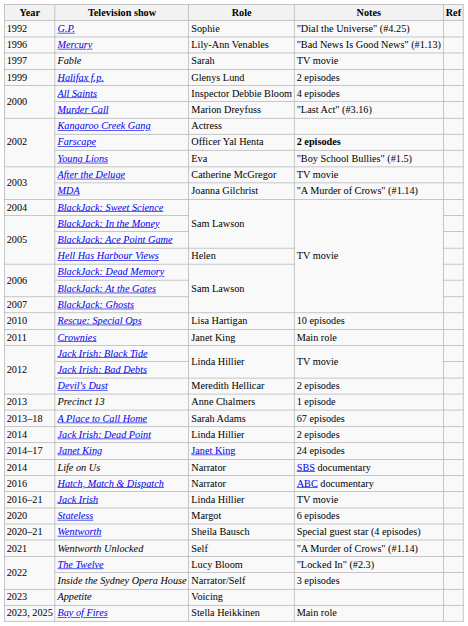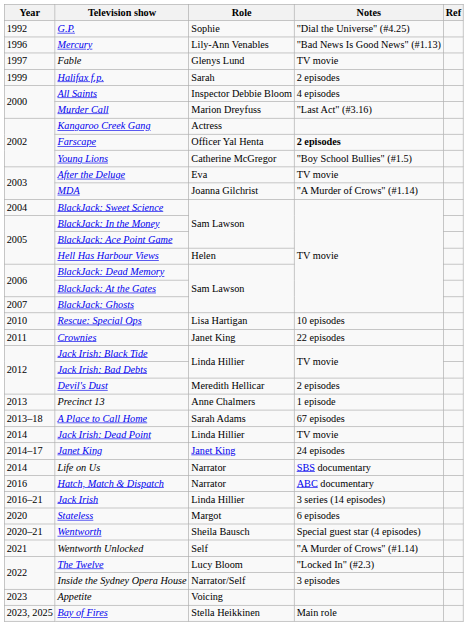(203, 61) Sarah -> (218, 61) Glenys Lund
(218, 77) Glenys Lund -> (203, 77) Sarah
(199, 158) Eva -> (234, 158) Catherine McGregor
(234, 175) Catherine McGregor -> (199, 175) Eva
(317, 337) Main role -> (321, 337) 22 episodes
(318, 434) 2 episodes -> (318, 434) TV movie
(318, 499) TV movie -> (341, 499) 3 series (14 episodes)
